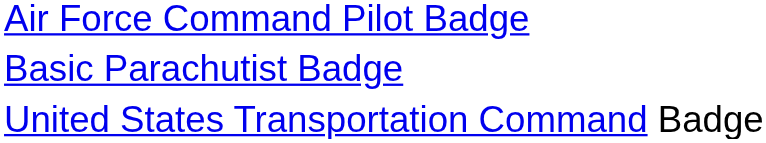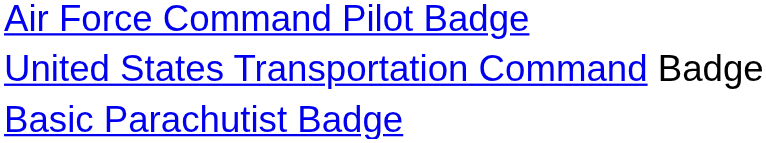rows swapped: (204, 69) <-> (384, 119)
